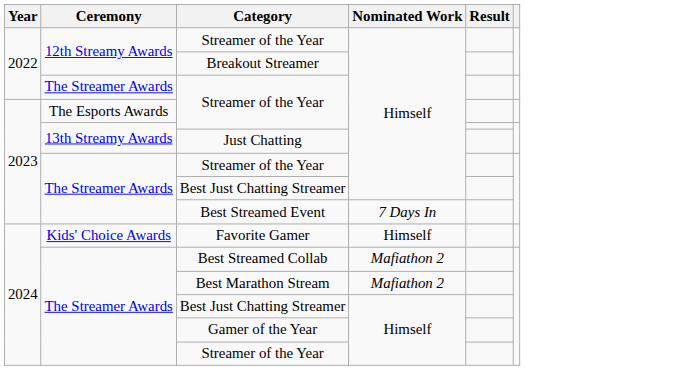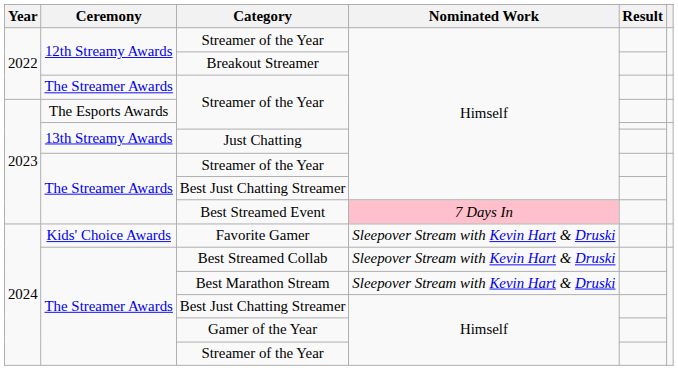(407, 211) no background -> (484, 211) pink background
(407, 235) Himself -> (484, 235) Sleepover Stream with Kevin Hart & Druski
(407, 259) Mafiathon 2 -> (484, 259) Sleepover Stream with Kevin Hart & Druski
(407, 282) Mafiathon 2 -> (484, 282) Sleepover Stream with Kevin Hart & Druski
